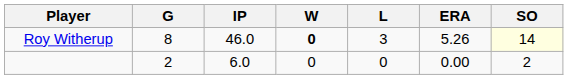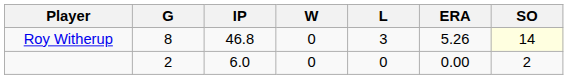(240, 39) 46.0 -> (240, 39) 46.8
(312, 39) bold -> (312, 39) normal
